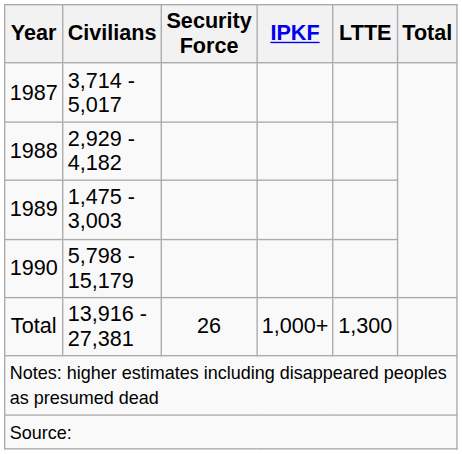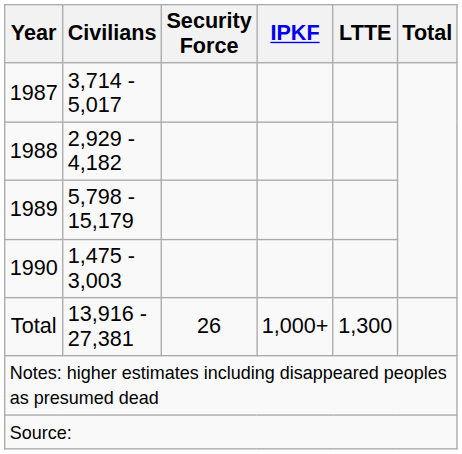(101, 209) 1,475 - 3,003 -> (101, 209) 5,798 - 15,179
(101, 268) 5,798 - 15,179 -> (101, 268) 1,475 - 3,003
